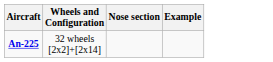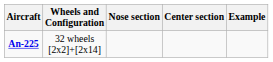+ column: (194, 17)
